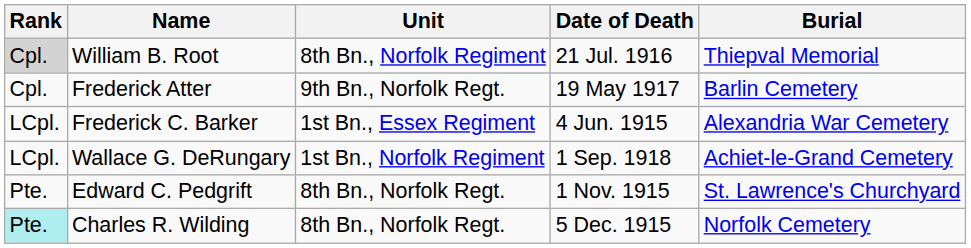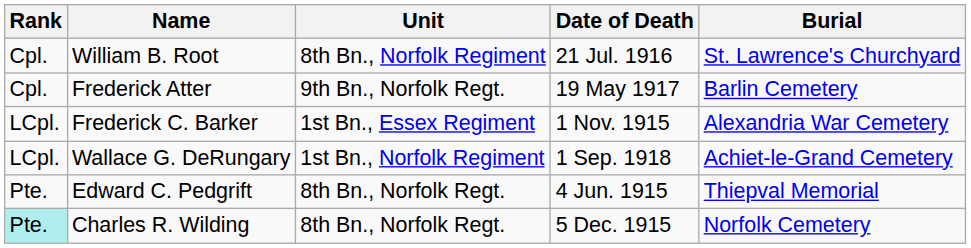(29, 55) lightgrey background -> (29, 55) no background
(791, 55) Thiepval Memorial -> (832, 55) St. Lawrence's Churchyard
(612, 123) 4 Jun. 1915 -> (613, 123) 1 Nov. 1915
(613, 191) 1 Nov. 1915 -> (612, 191) 4 Jun. 1915
(832, 191) St. Lawrence's Churchyard -> (791, 191) Thiepval Memorial
